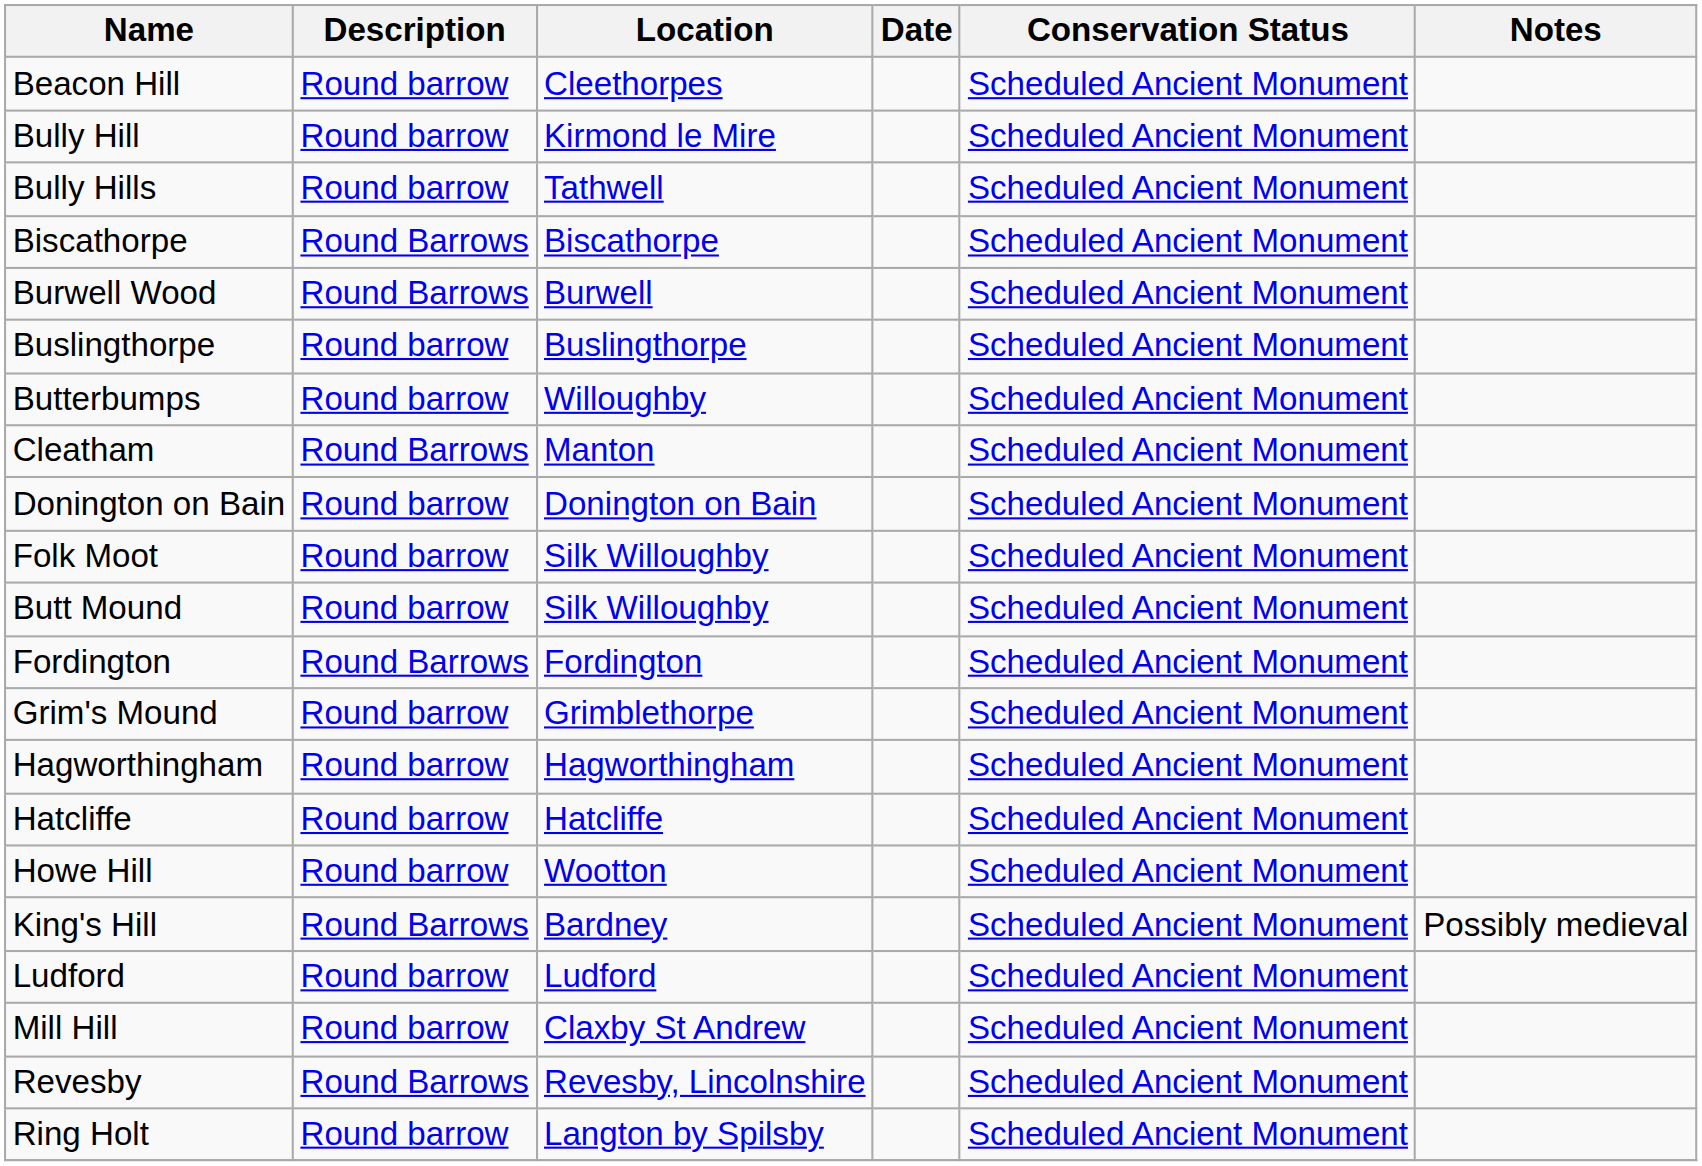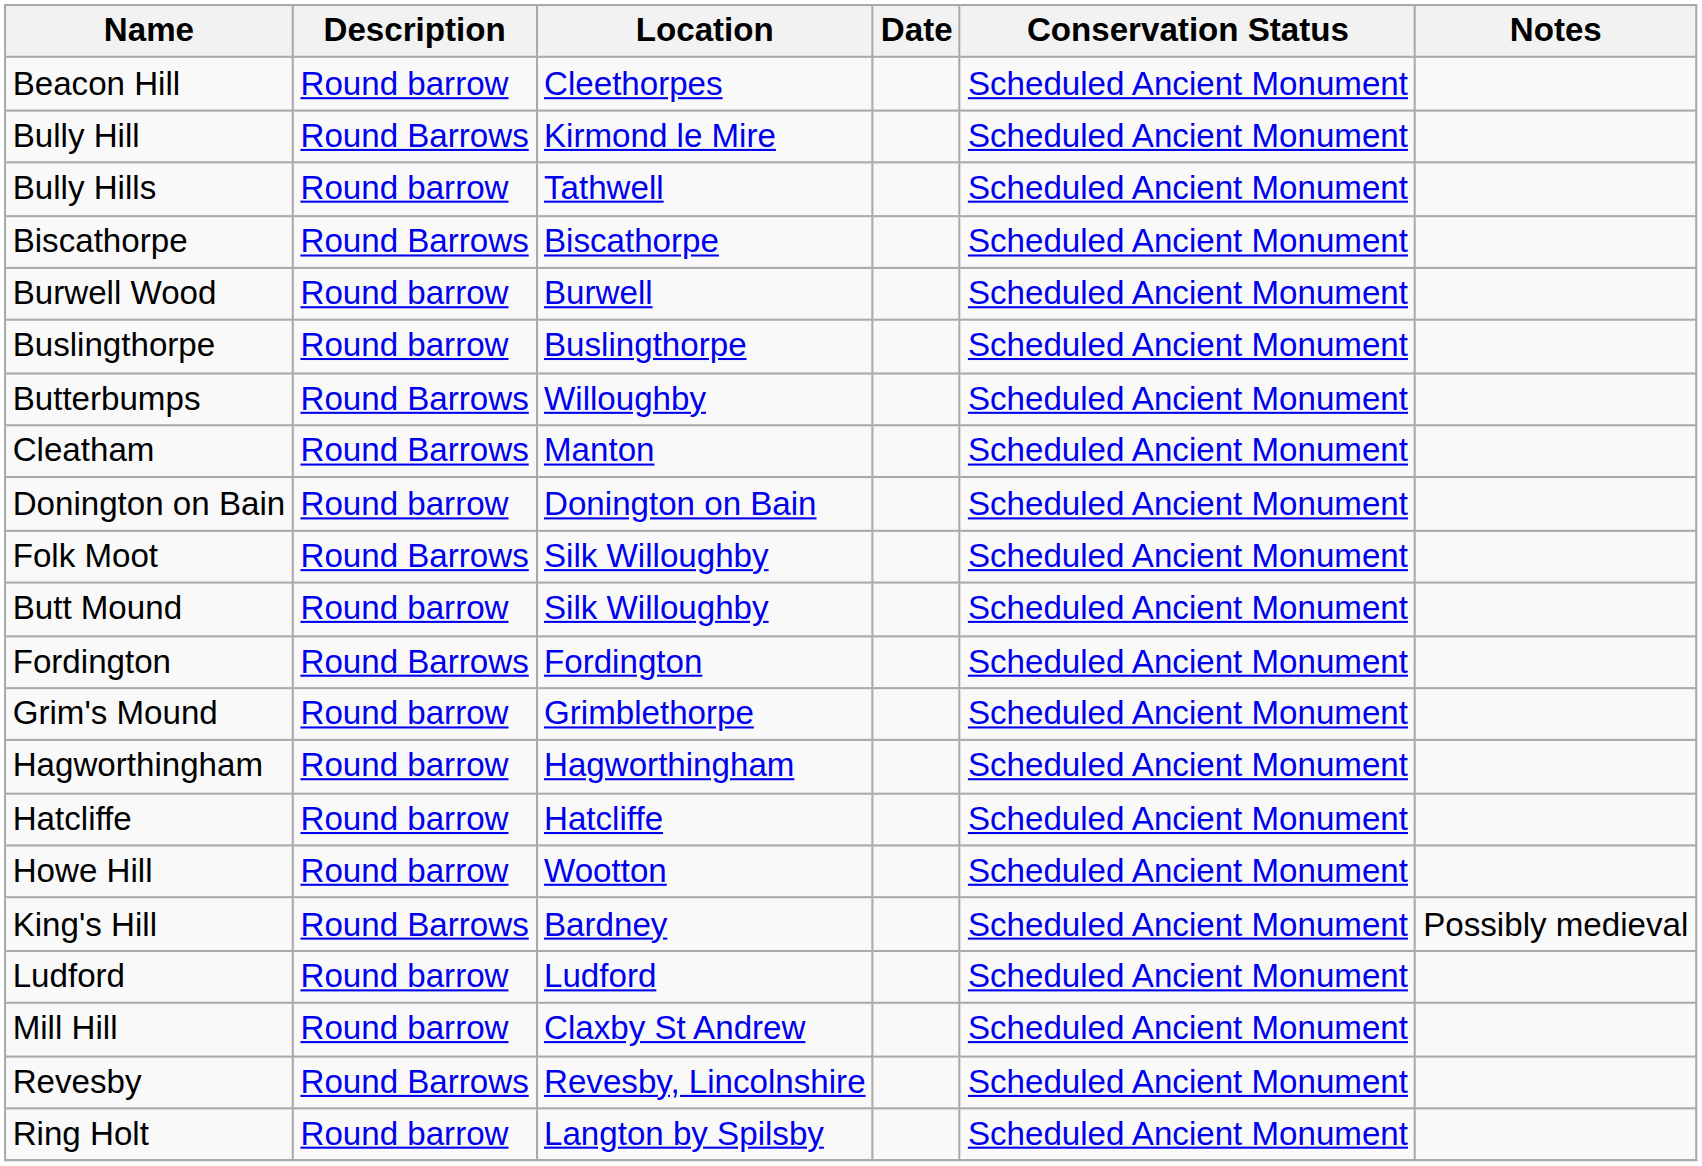(404, 135) Round barrow -> (415, 135) Round Barrows
(415, 293) Round Barrows -> (404, 293) Round barrow
(404, 398) Round barrow -> (415, 398) Round Barrows
(404, 556) Round barrow -> (415, 556) Round Barrows
